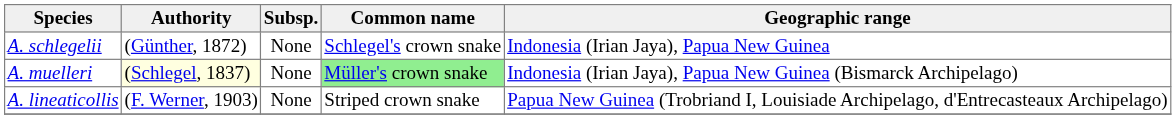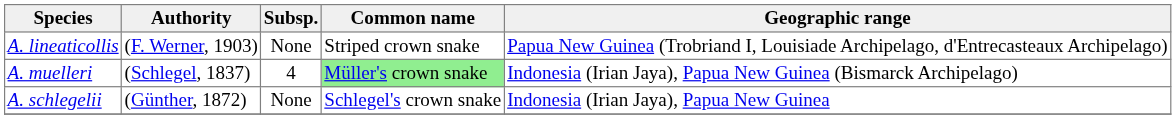rows swapped: (63, 100) <-> (55, 45)
(188, 72) lightyellow background -> (188, 72) no background
(291, 72) None -> (291, 72) 4
